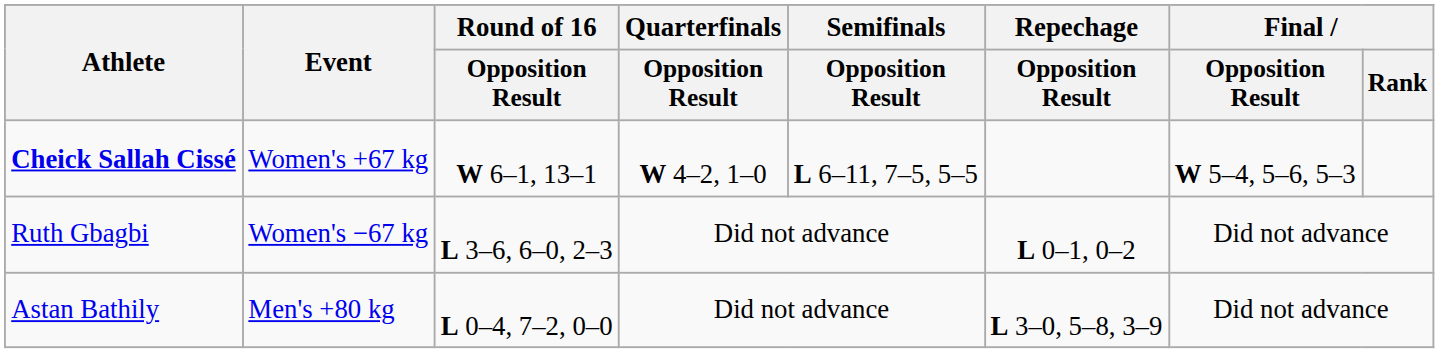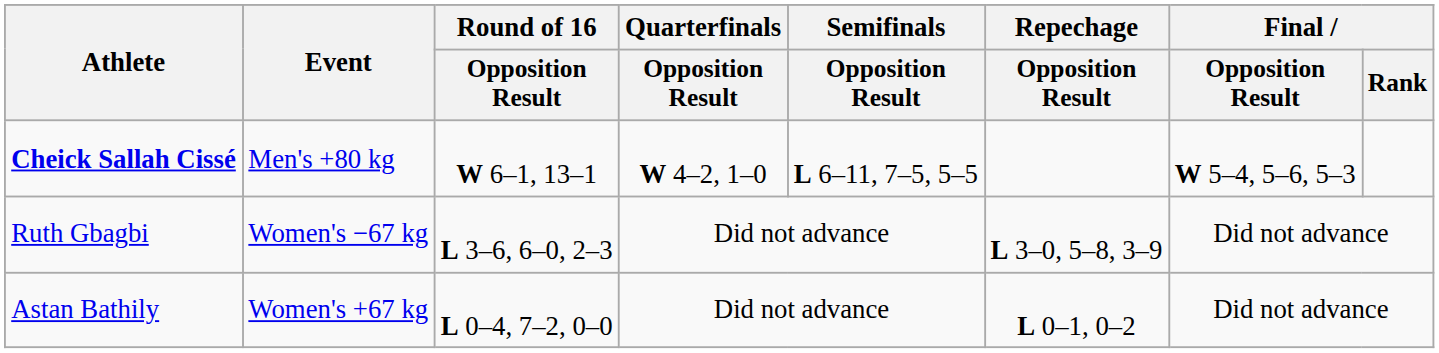(338, 158) Women's +67 kg -> (322, 158) Men's +80 kg
(1076, 250) L 0–1, 0–2 -> (1076, 250) L 3–0, 5–8, 3–9
(322, 310) Men's +80 kg -> (338, 310) Women's +67 kg
(1076, 325) L 3–0, 5–8, 3–9 -> (1076, 325) L 0–1, 0–2
